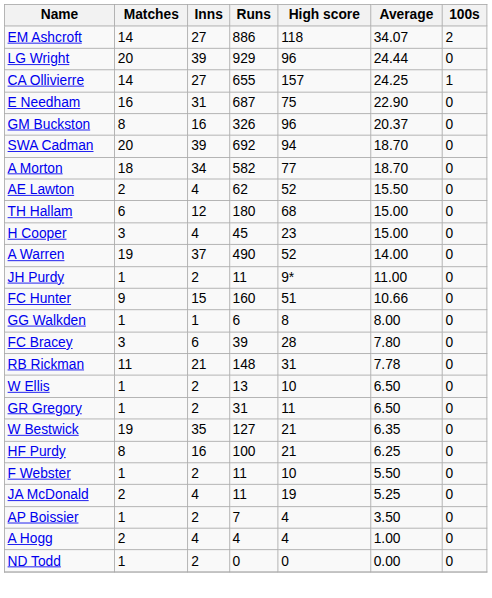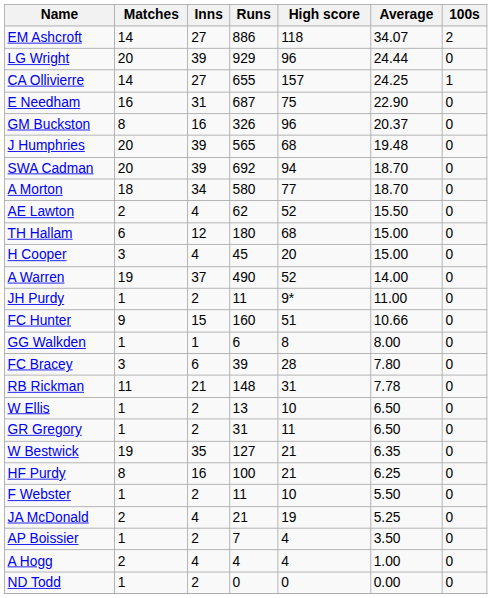+ row: (46, 146)
(244, 168) 582 -> (244, 189) 580
(289, 233) 23 -> (289, 255) 20
(240, 495) 11 -> (240, 517) 21
